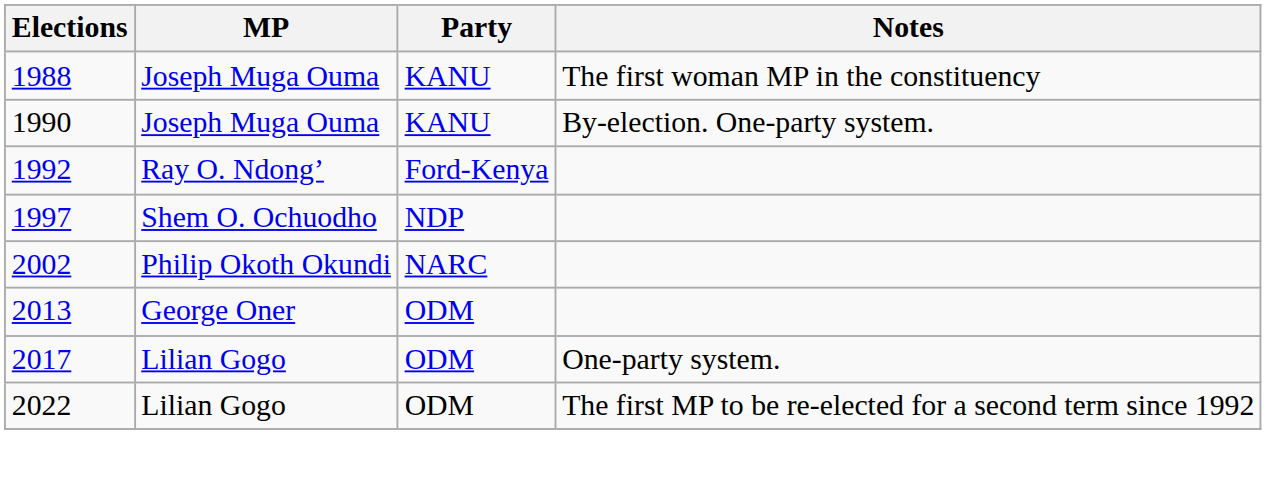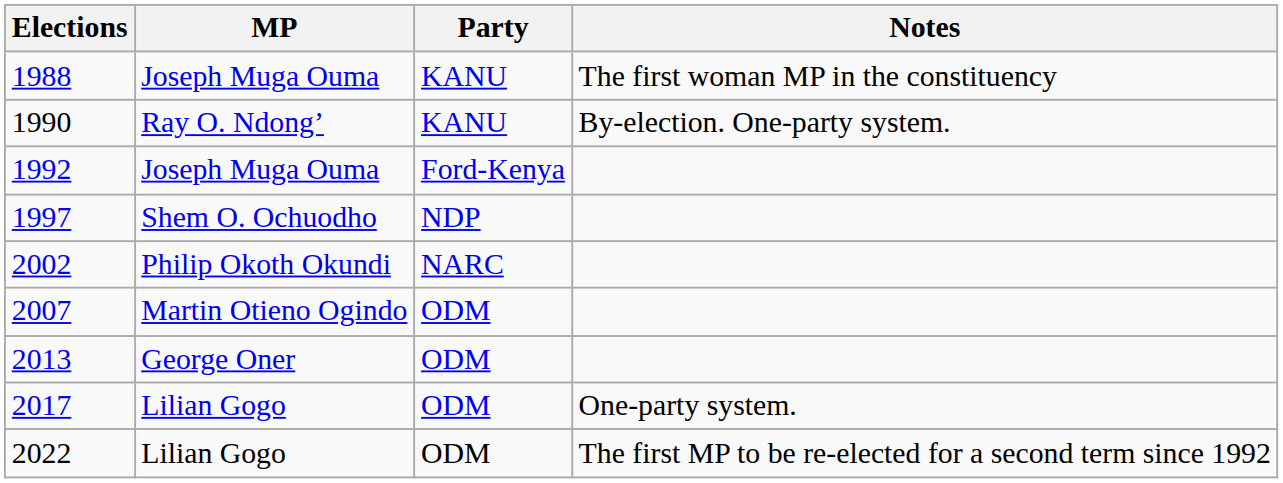(260, 122) Joseph Muga Ouma -> (233, 122) Ray O. Ndong’
(233, 169) Ray O. Ndong’ -> (260, 169) Joseph Muga Ouma
+ row: (42, 311)
